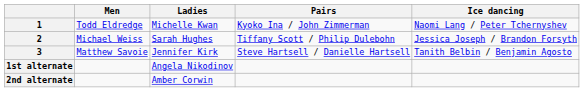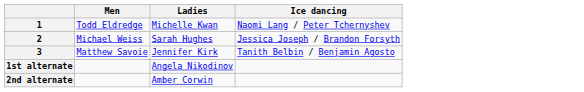- column: (324, 11)
